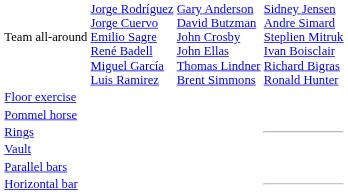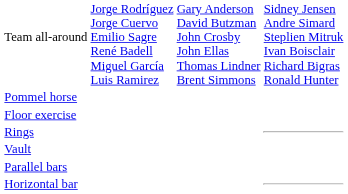rows swapped: (40, 97) <-> (41, 114)
